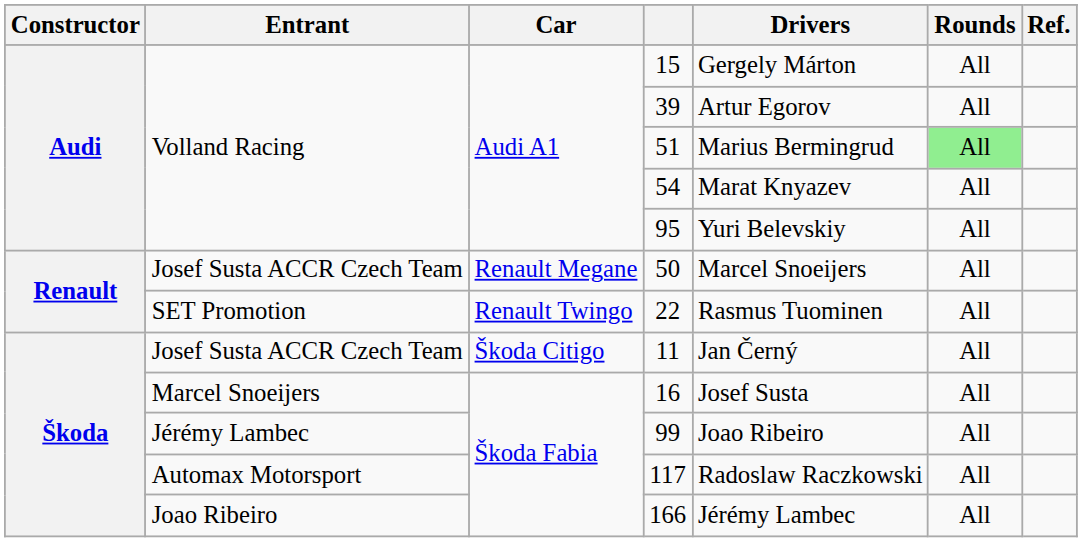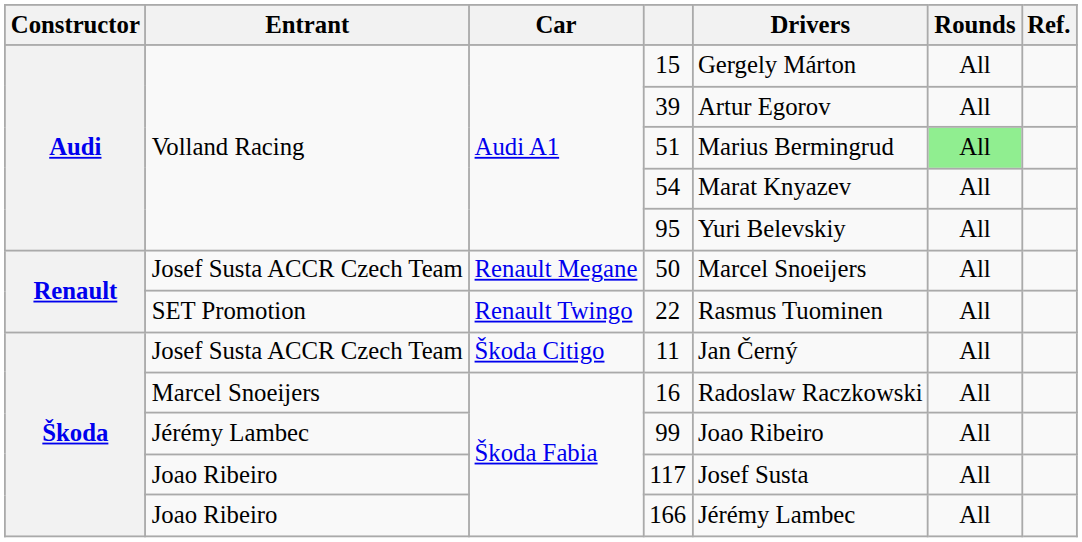(753, 392) Josef Susta -> (810, 392) Radoslaw Raczkowski
(256, 473) Automax Motorsport -> (215, 473) Joao Ribeiro
(810, 473) Radoslaw Raczkowski -> (753, 473) Josef Susta
